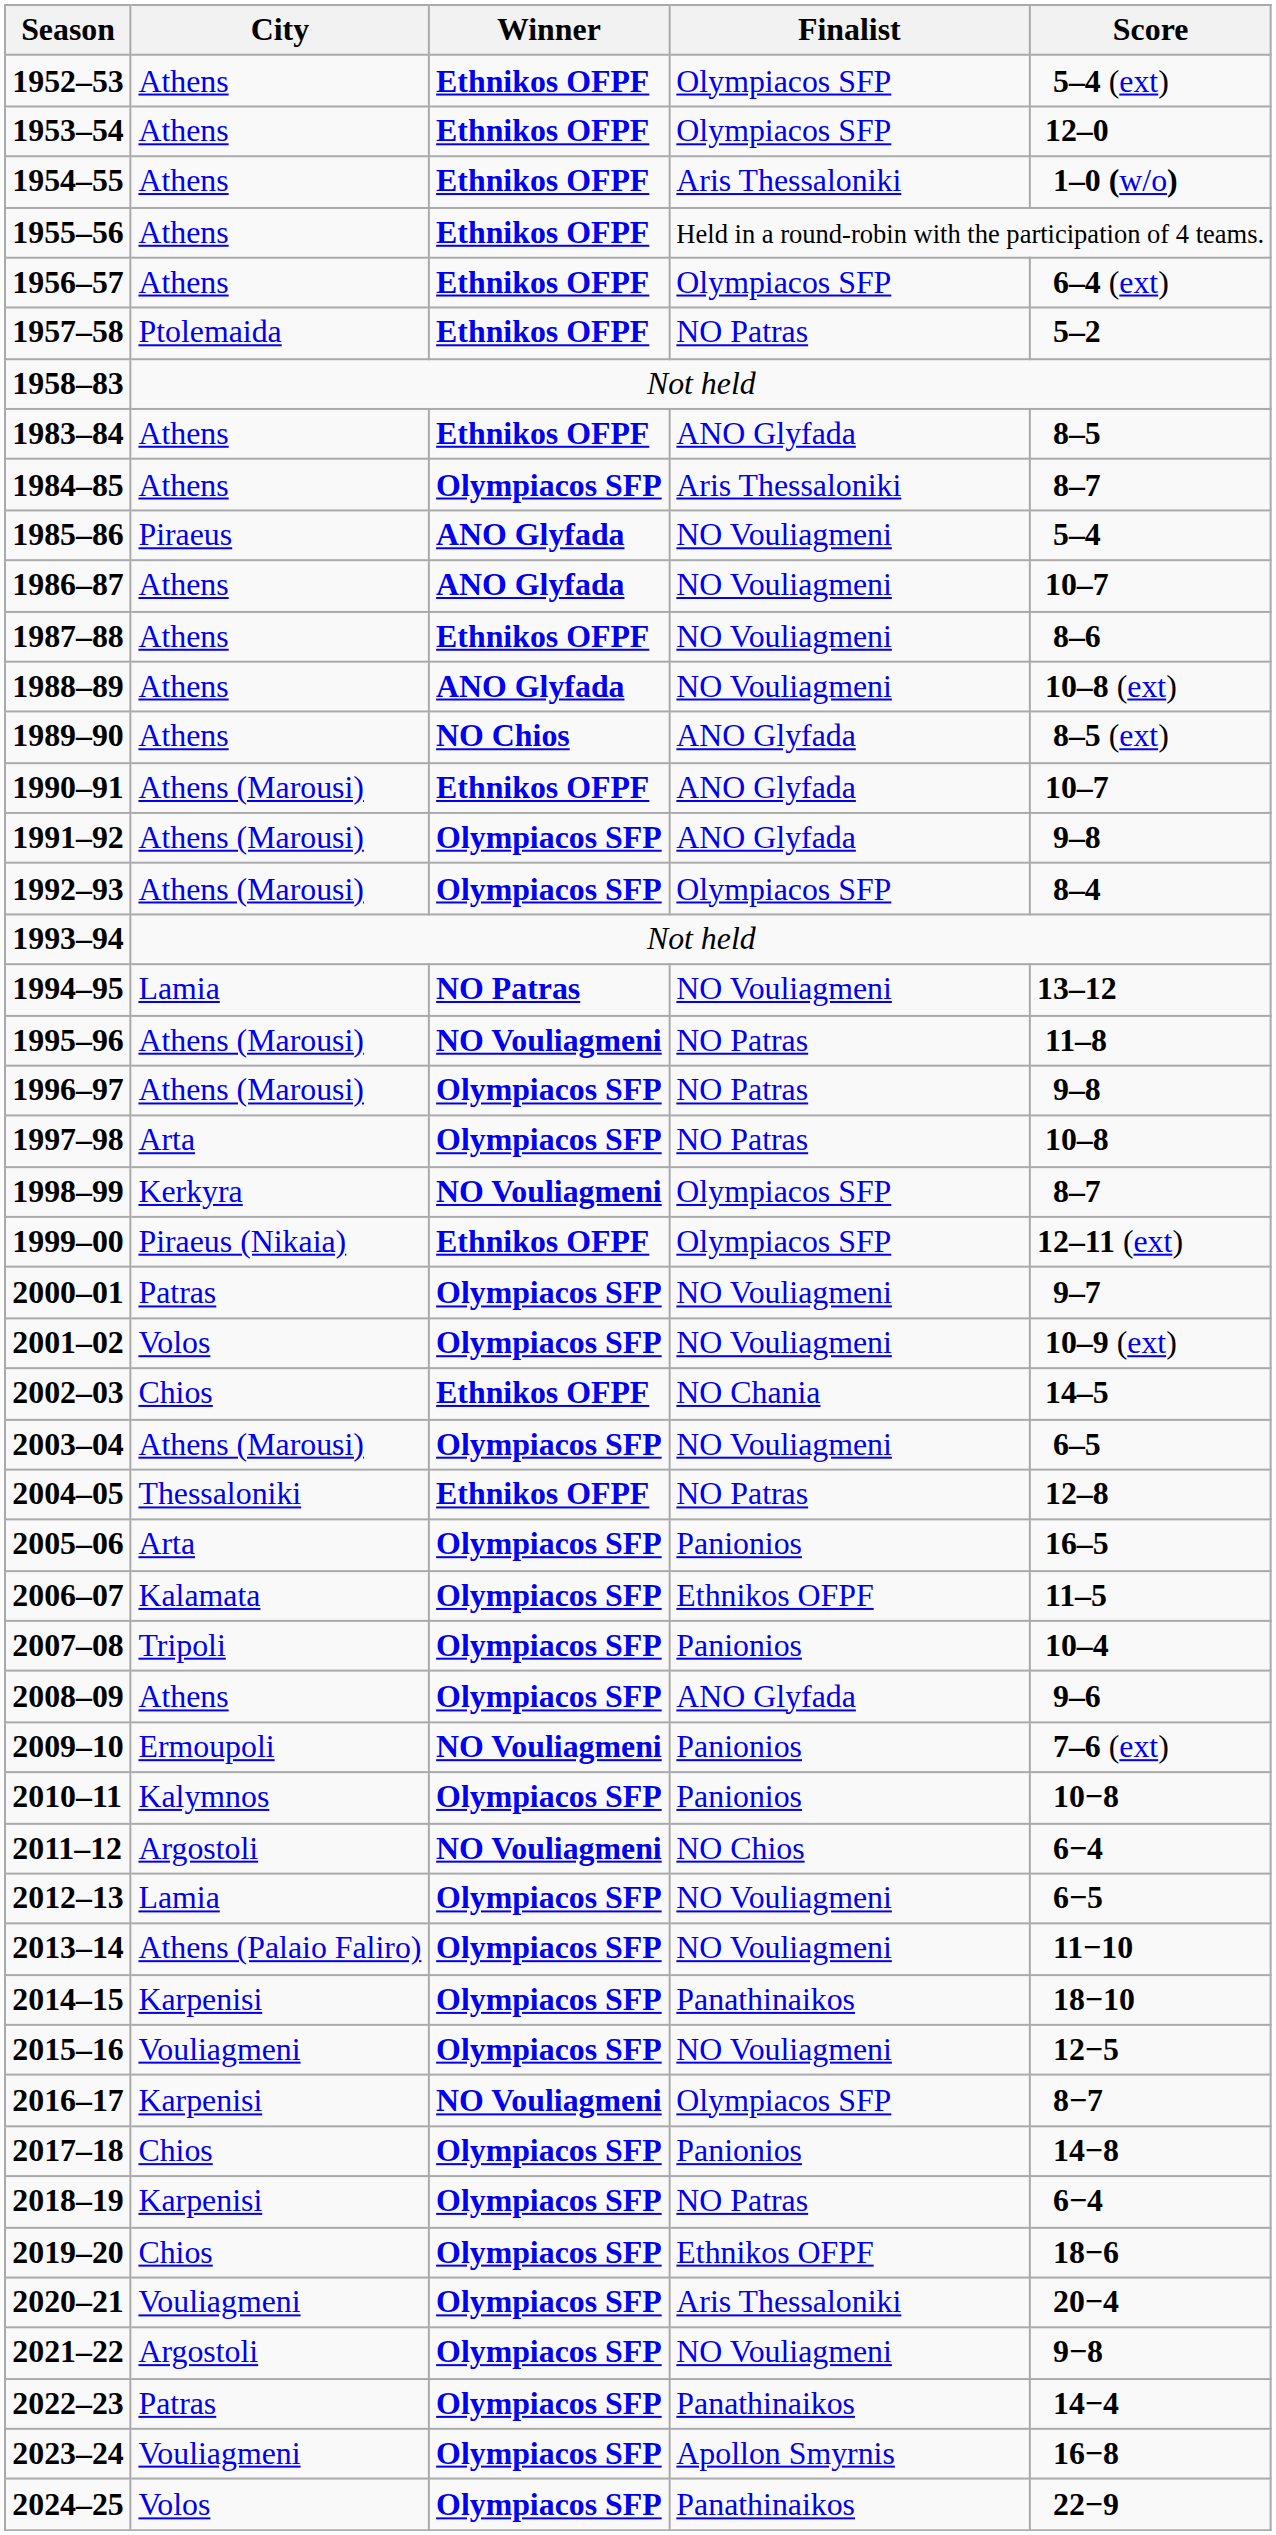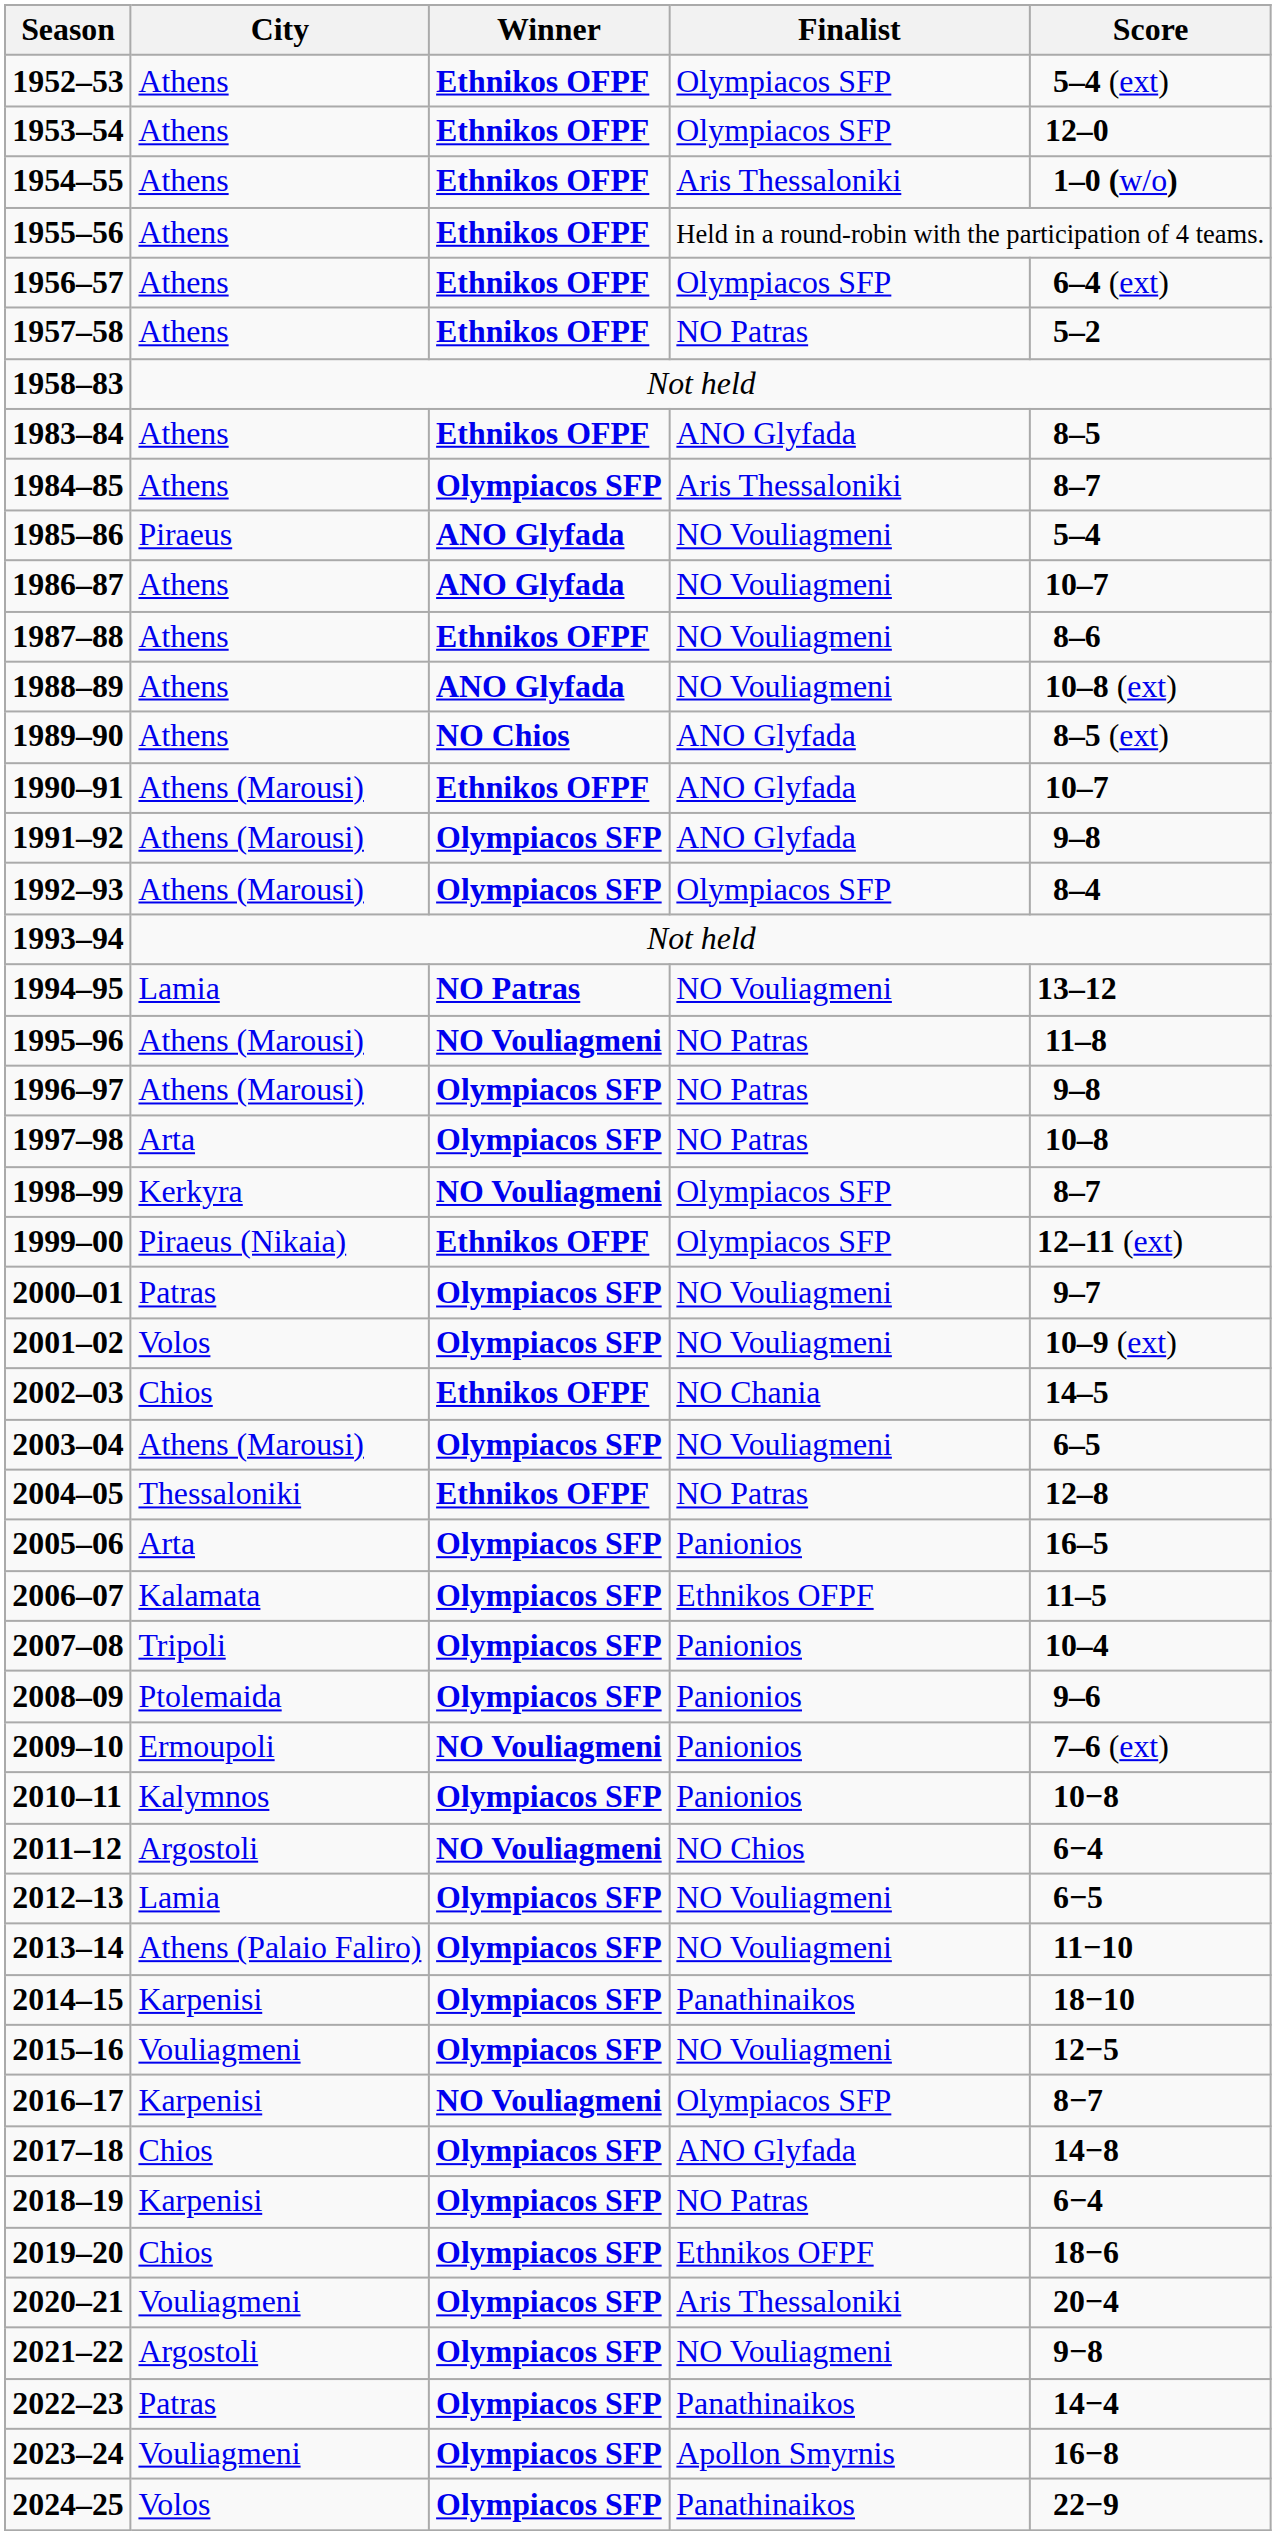(210, 332) Ptolemaida -> (184, 332) Athens
(184, 1696) Athens -> (210, 1696) Ptolemaida
(766, 1696) ANO Glyfada -> (739, 1696) Panionios
(739, 2150) Panionios -> (766, 2150) ANO Glyfada
